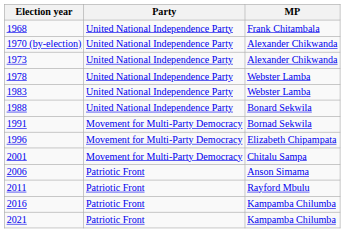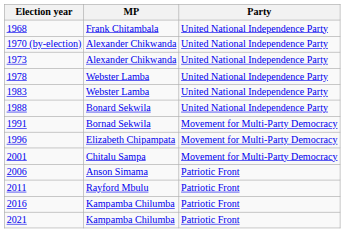columns swapped: (292, 12) <-> (164, 12)
